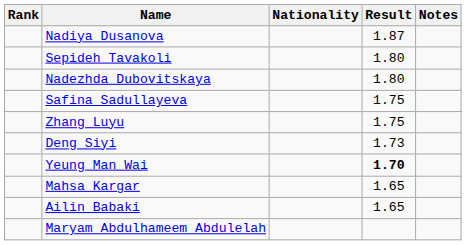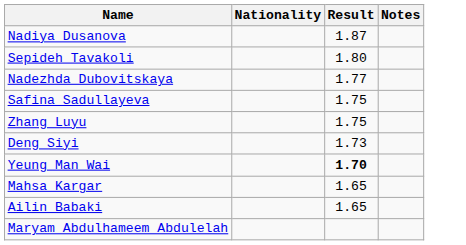- column: (23, 15)
(389, 79) 1.80 -> (351, 79) 1.77
